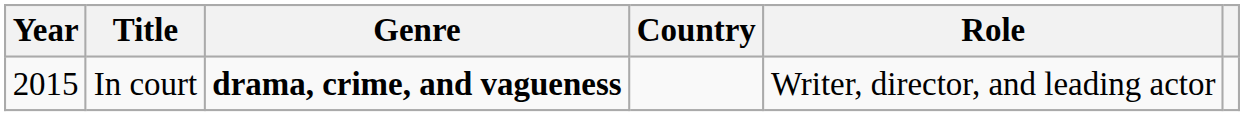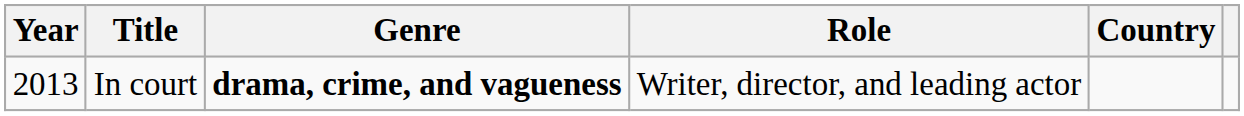columns swapped: (696, 30) <-> (993, 30)
(46, 82) 2015 -> (46, 82) 2013
